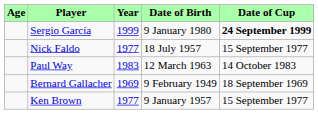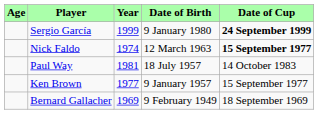(128, 48) 1977 -> (128, 48) 1974
(172, 48) 18 July 1957 -> (178, 48) 12 March 1963
(265, 48) normal -> (267, 48) bold
(128, 65) 1983 -> (128, 65) 1981
(178, 65) 12 March 1963 -> (172, 65) 18 July 1957
rows swapped: (71, 83) <-> (56, 100)
